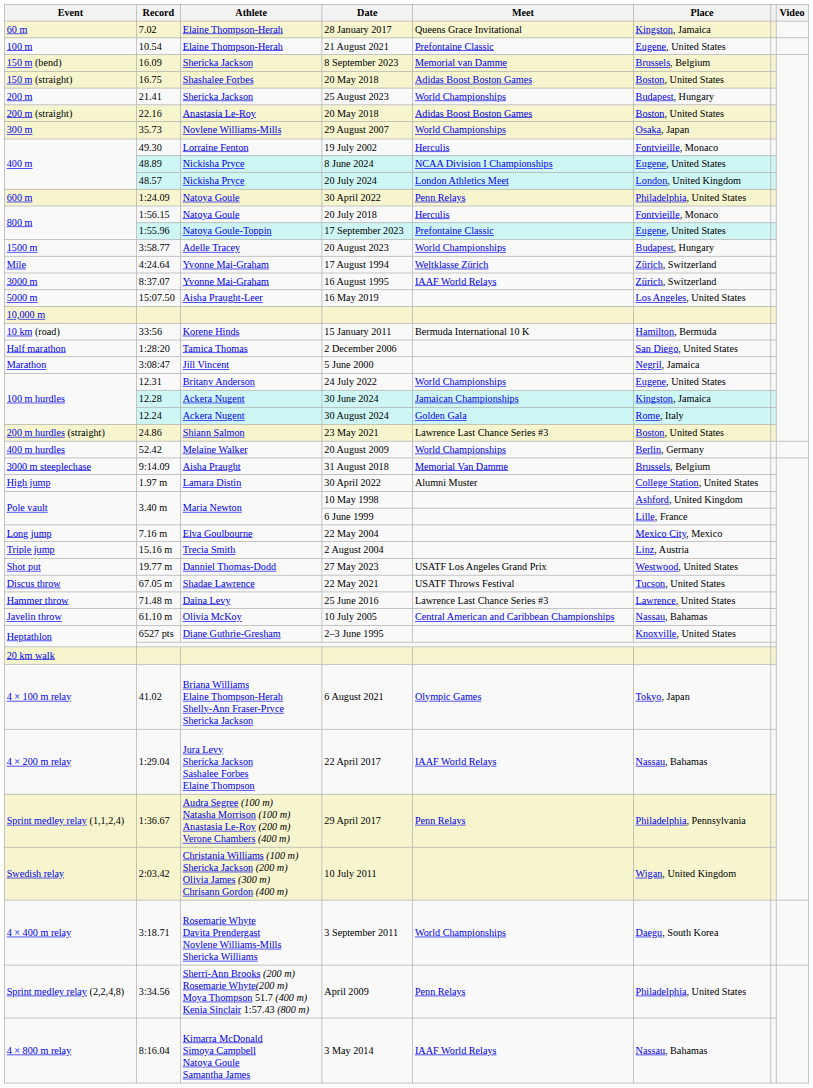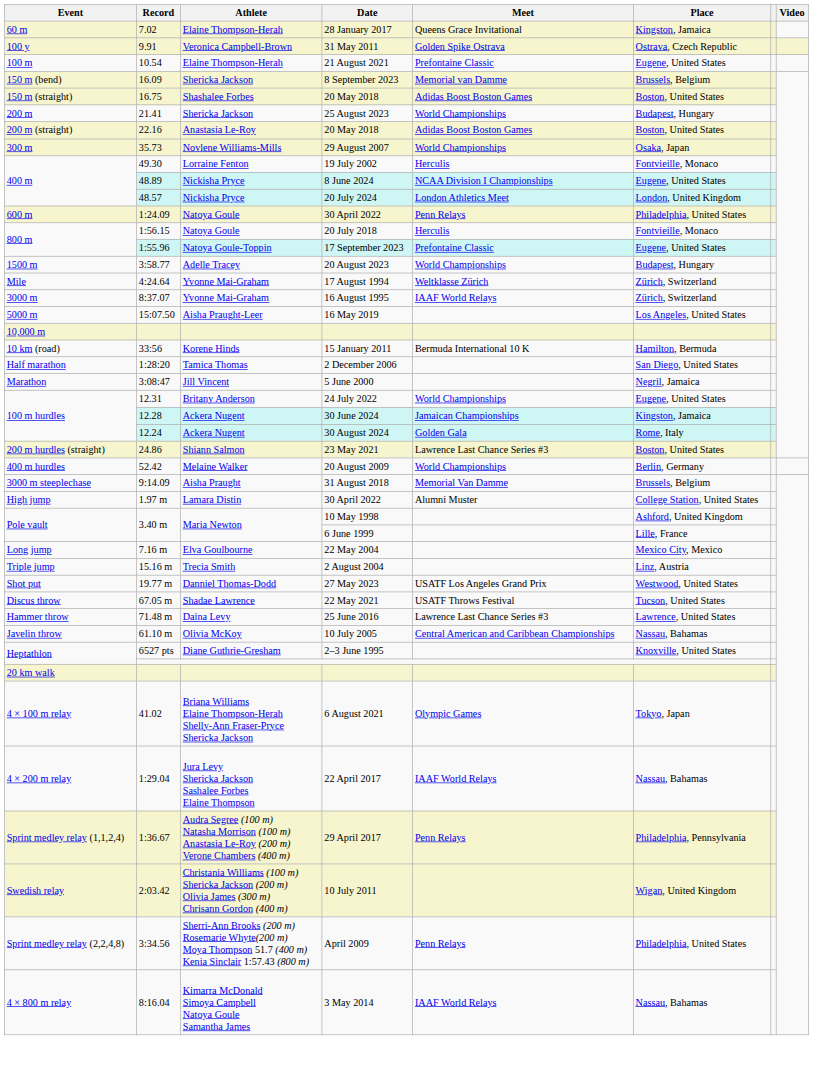+ row: (18, 46)
- row: (39, 932)
